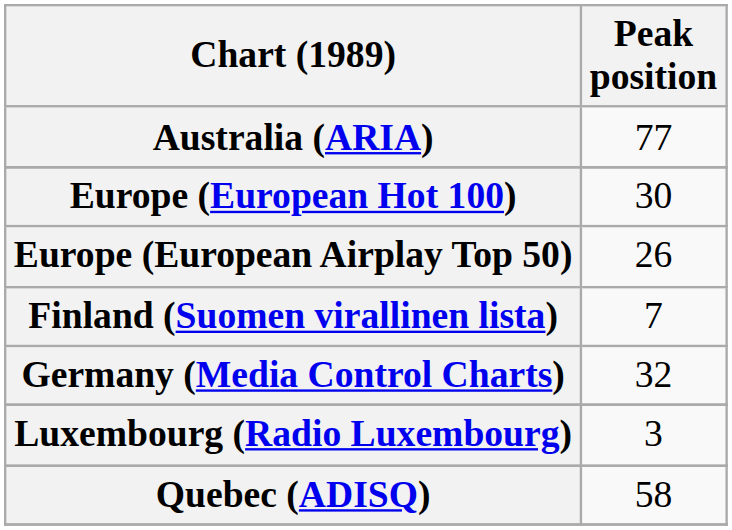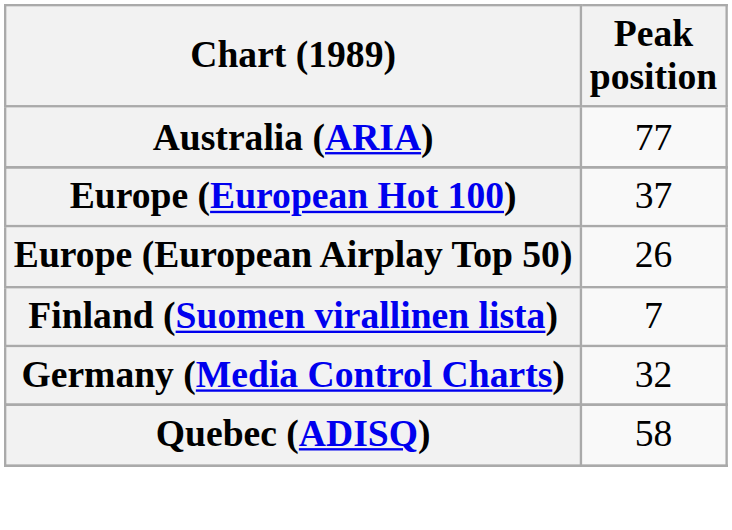(654, 195) 30 -> (654, 195) 37
- row: (293, 434)
